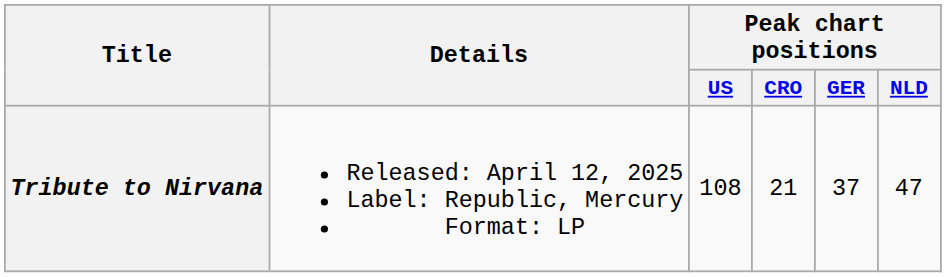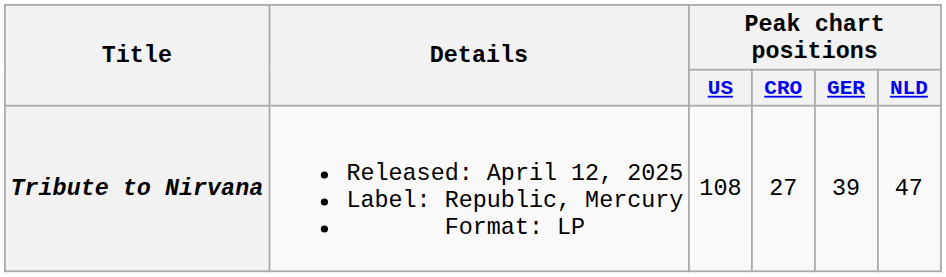(783, 188) 21 -> (783, 188) 27
(846, 188) 37 -> (846, 188) 39
